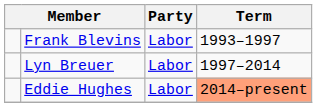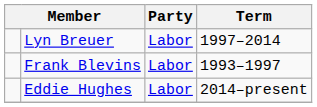rows swapped: (83, 41) <-> (69, 65)
(254, 90) lightsalmon background -> (254, 90) no background
